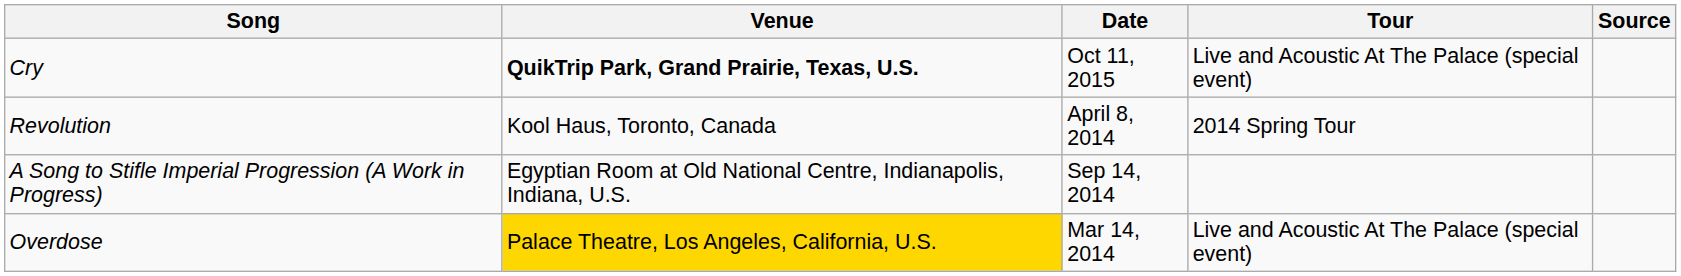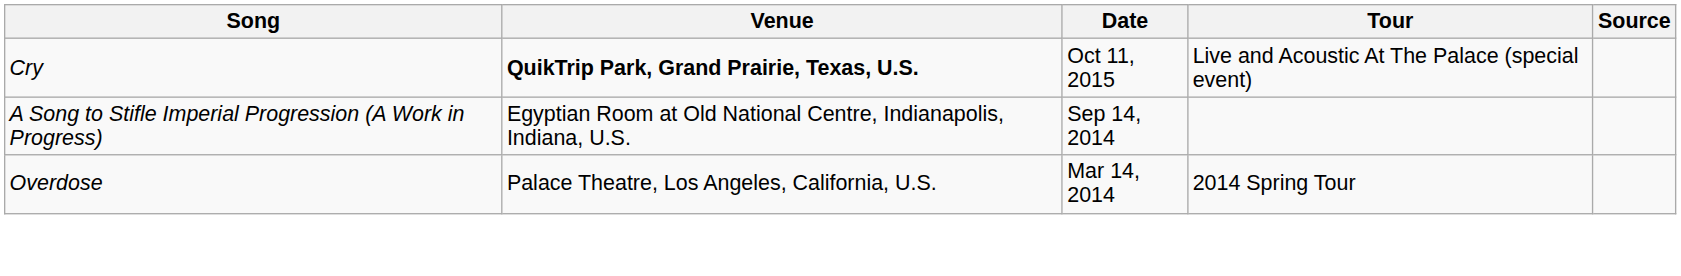- row: (60, 125)
(722, 241) gold background -> (722, 183) no background
(1386, 241) Live and Acoustic At The Palace (special event) -> (1274, 183) 2014 Spring Tour
